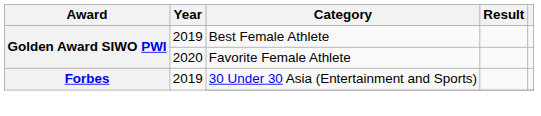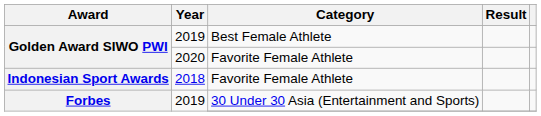+ row: (88, 79)
